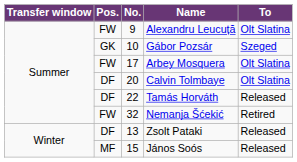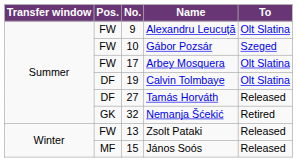(108, 47) GK -> (108, 47) FW
(133, 81) 20 -> (133, 81) 19
(133, 98) 22 -> (133, 98) 27
(108, 115) FW -> (108, 115) GK
(108, 132) DF -> (108, 132) FW
